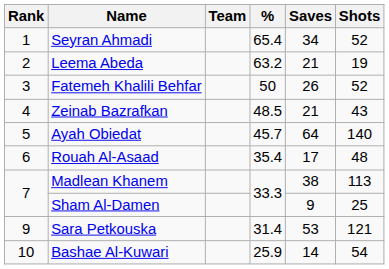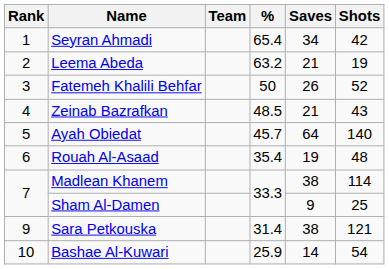(360, 39) 52 -> (360, 39) 42
(310, 157) 17 -> (310, 157) 19
(360, 181) 113 -> (360, 181) 114
(310, 228) 53 -> (310, 228) 38
